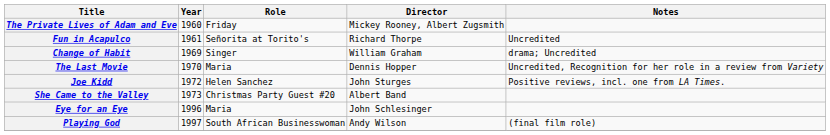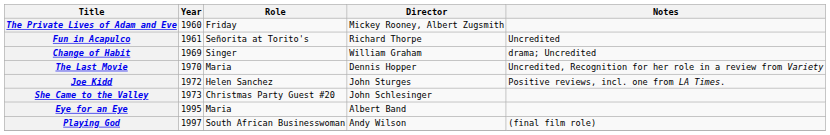(378, 95) Albert Band -> (391, 95) John Schlesinger
(191, 109) 1996 -> (191, 109) 1995
(391, 109) John Schlesinger -> (378, 109) Albert Band
